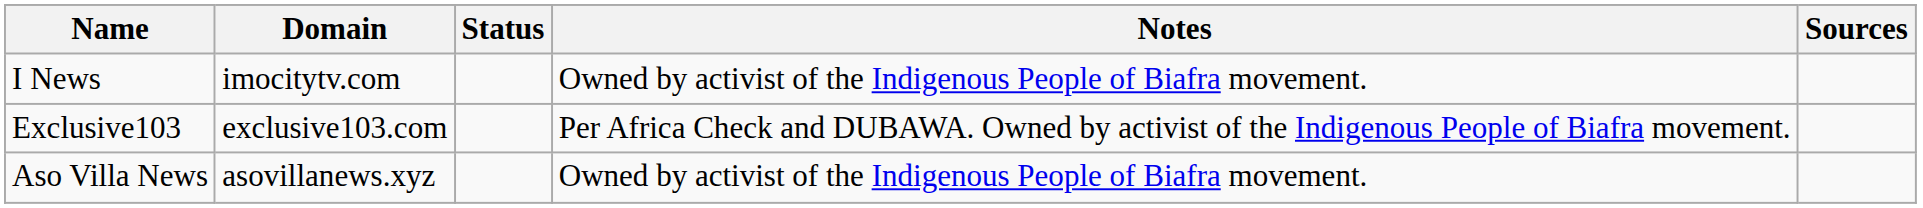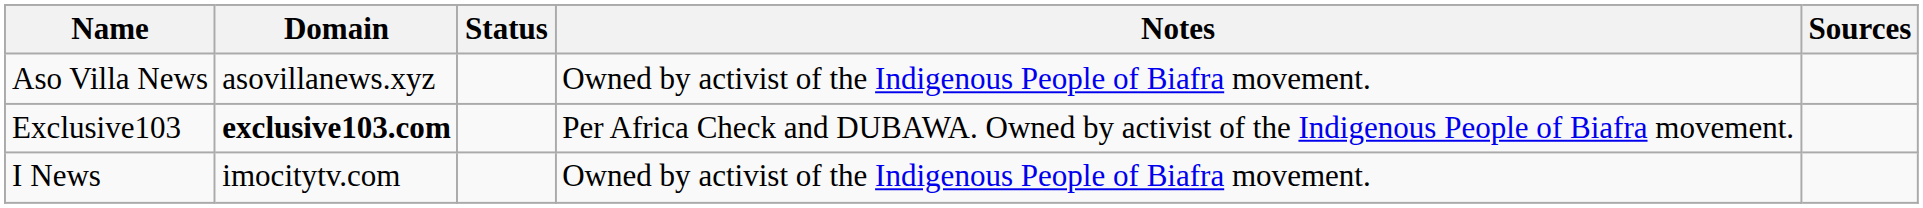rows swapped: (110, 176) <-> (57, 78)
(335, 127) normal -> (337, 127) bold
